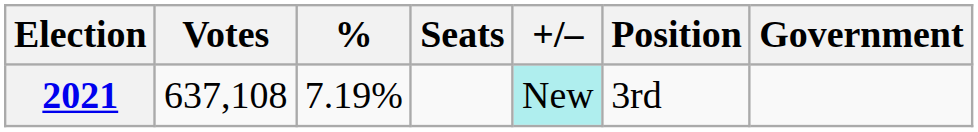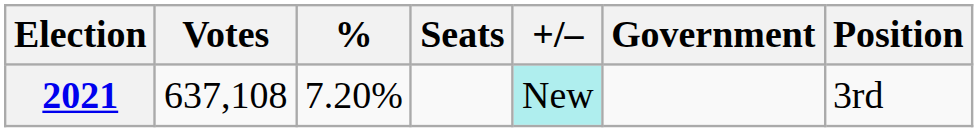columns swapped: (676, 34) <-> (861, 34)
(354, 94) 7.19% -> (354, 94) 7.20%
